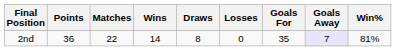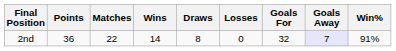(284, 38) 35 -> (284, 38) 32
(370, 38) 81% -> (370, 38) 91%
